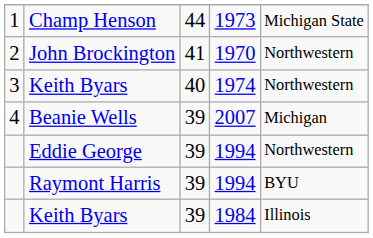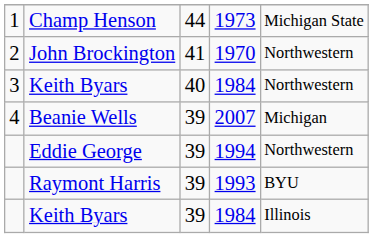(235, 85) 1974 -> (235, 85) 1984
(235, 183) 1994 -> (235, 183) 1993
